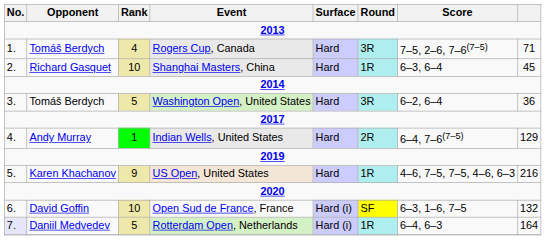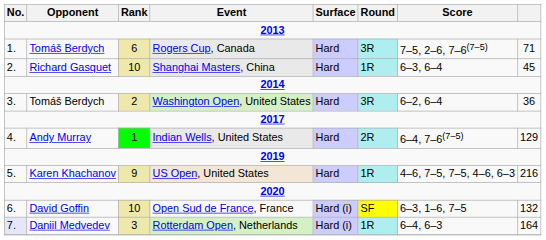(134, 49) 4 -> (134, 49) 6
(134, 102) 5 -> (134, 102) 2
(134, 226) 5 -> (134, 226) 3
